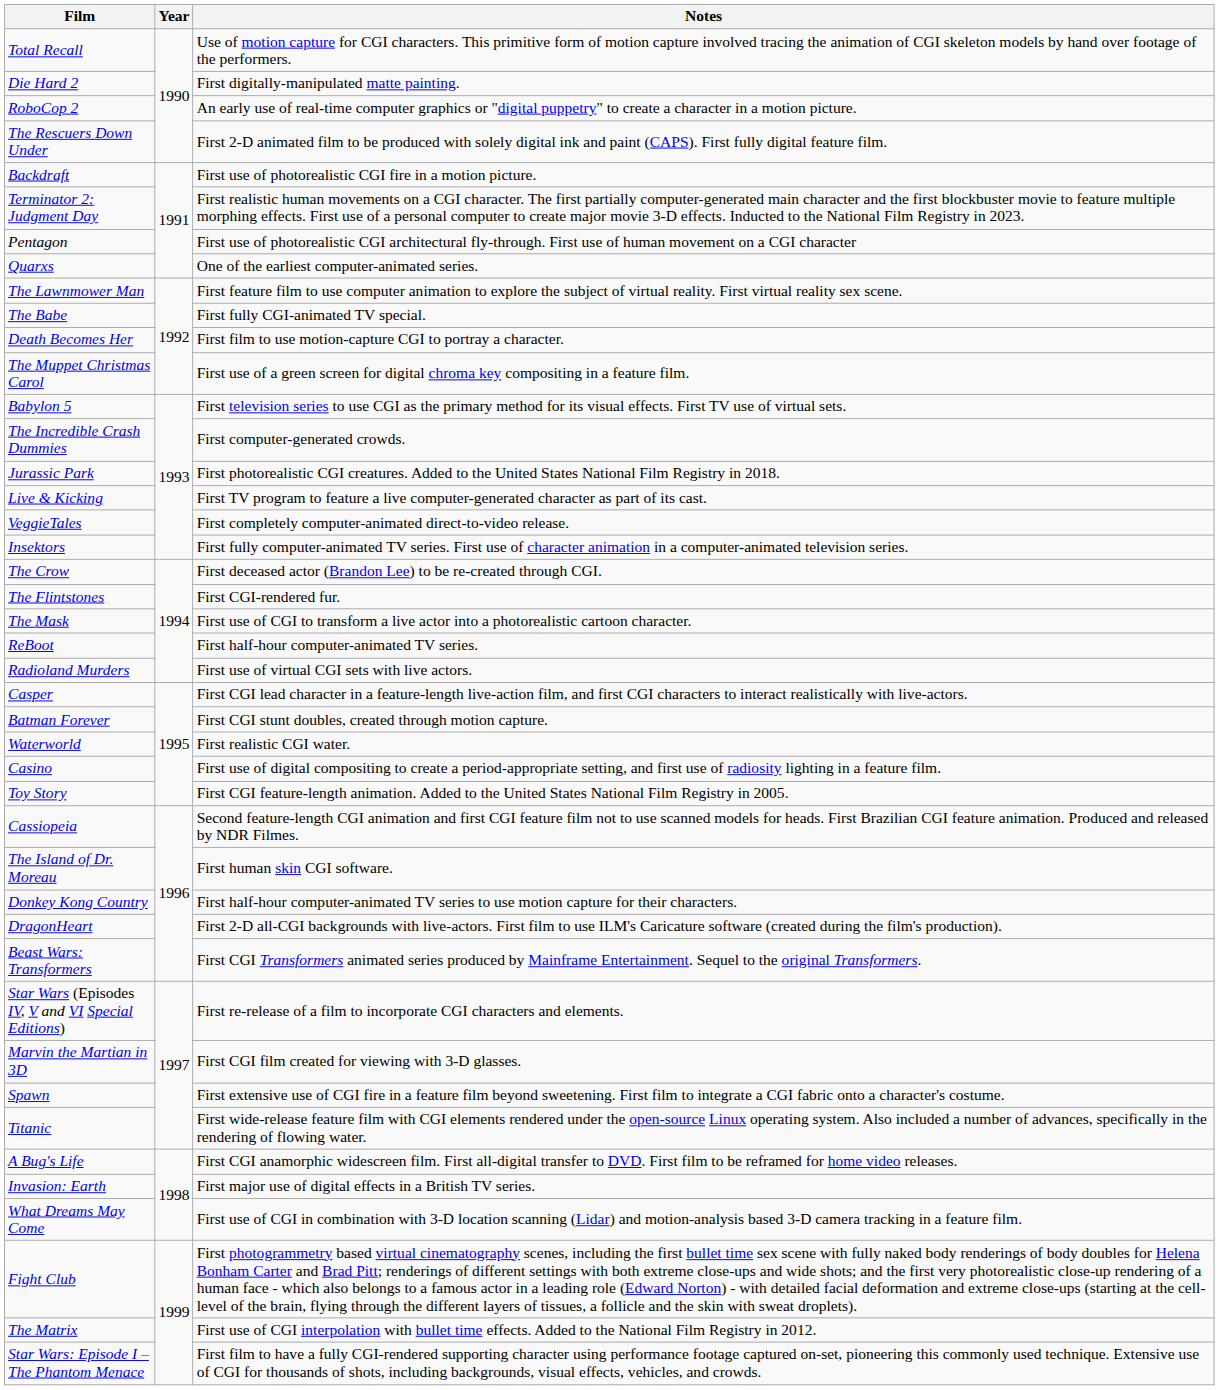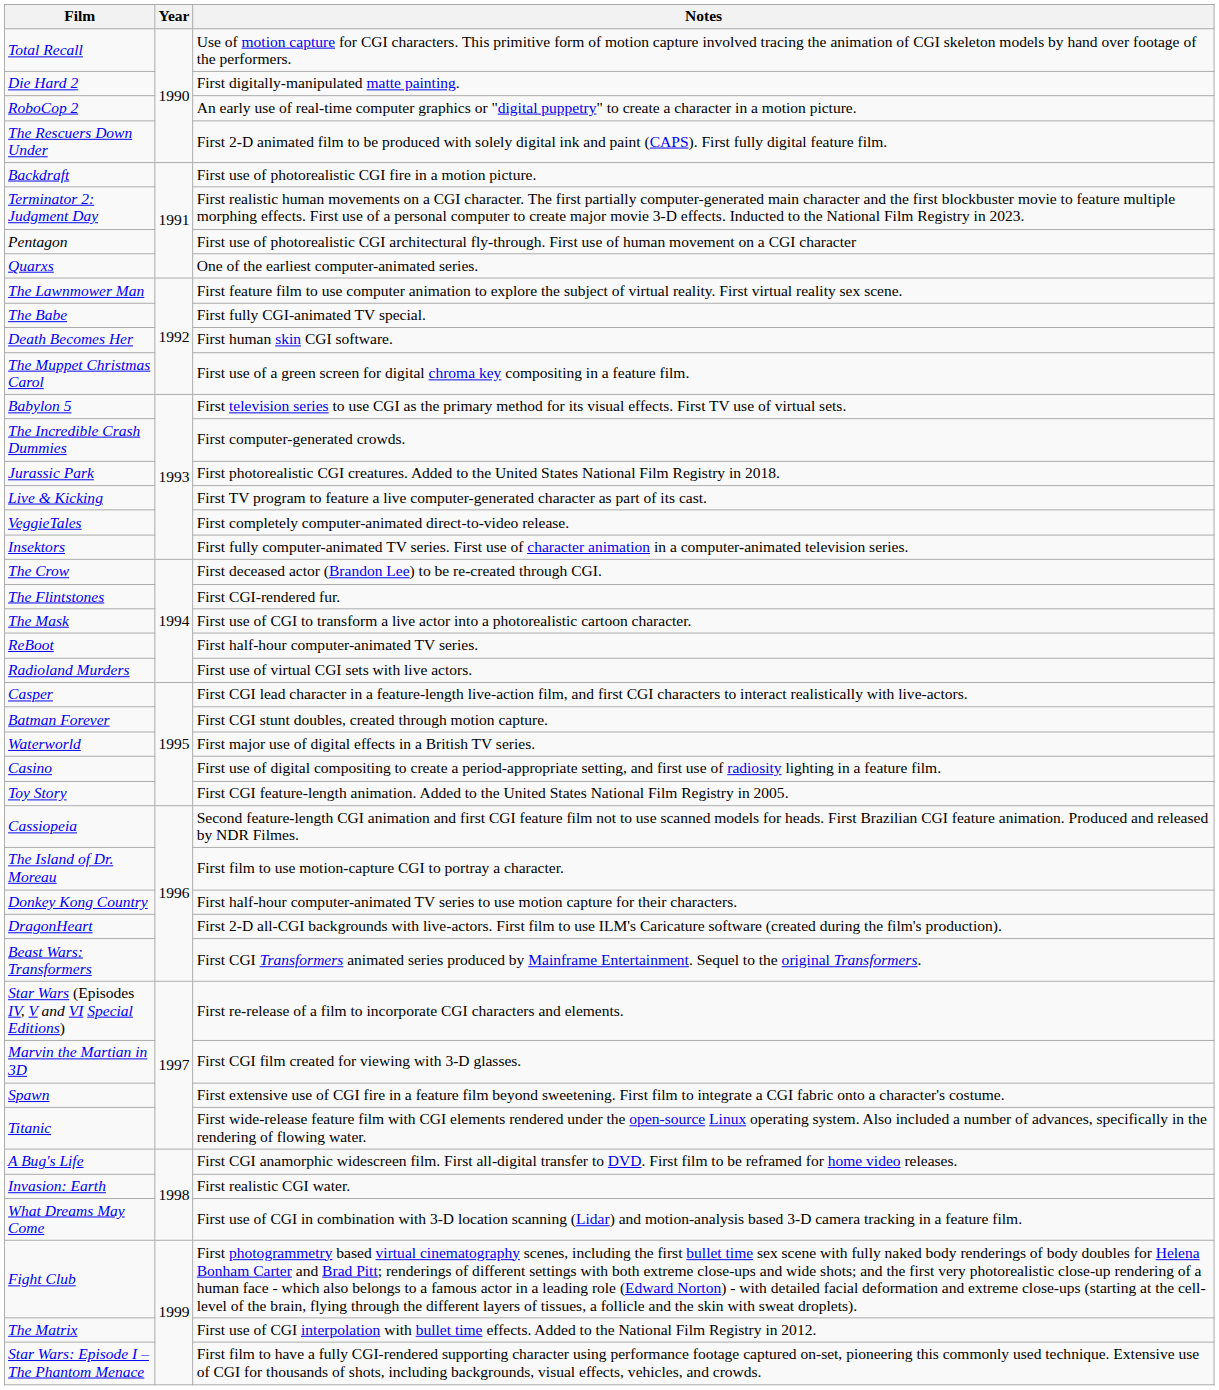(380, 339) First film to use motion-capture CGI to portray a character. -> (295, 339) First human skin CGI software.
(273, 744) First realistic CGI water. -> (366, 744) First major use of digital effects in a British TV series.
(295, 868) First human skin CGI software. -> (380, 868) First film to use motion-capture CGI to portray a character.
(366, 1186) First major use of digital effects in a British TV series. -> (273, 1186) First realistic CGI water.
